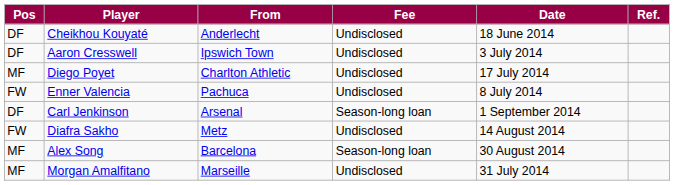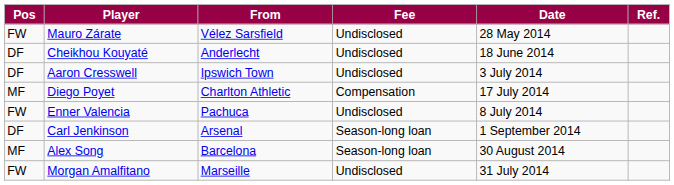+ row: (84, 34)
(369, 73) Undisclosed -> (375, 92) Compensation
- row: (83, 131)
(16, 170) MF -> (17, 170) FW
